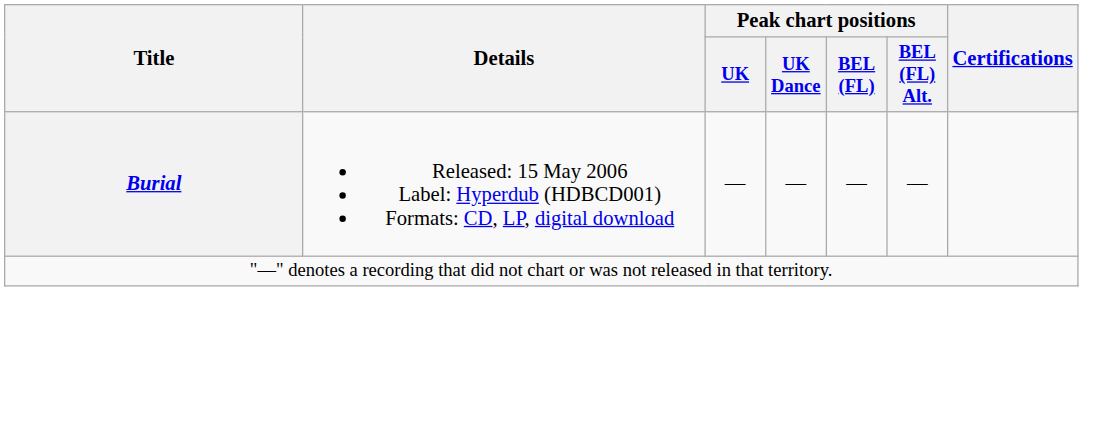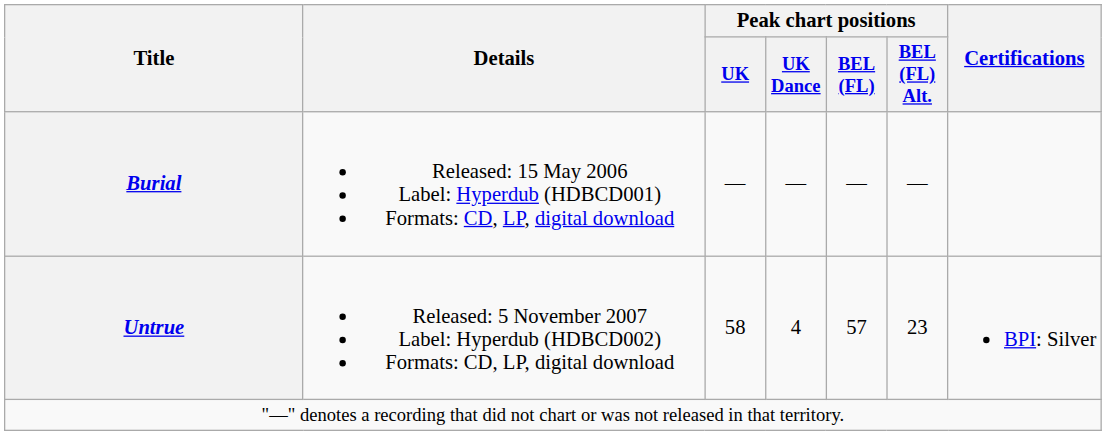+ row: (154, 327)
